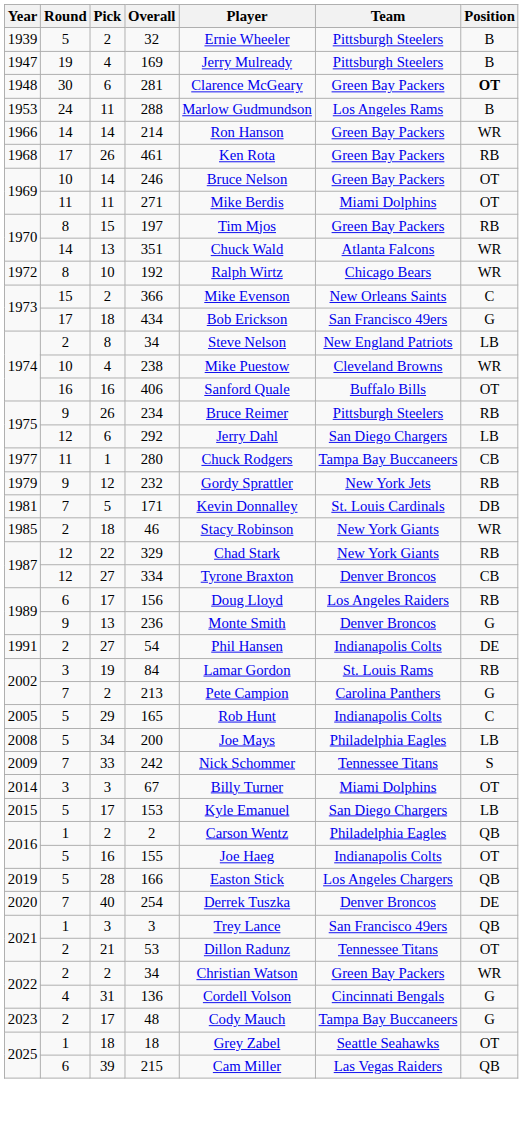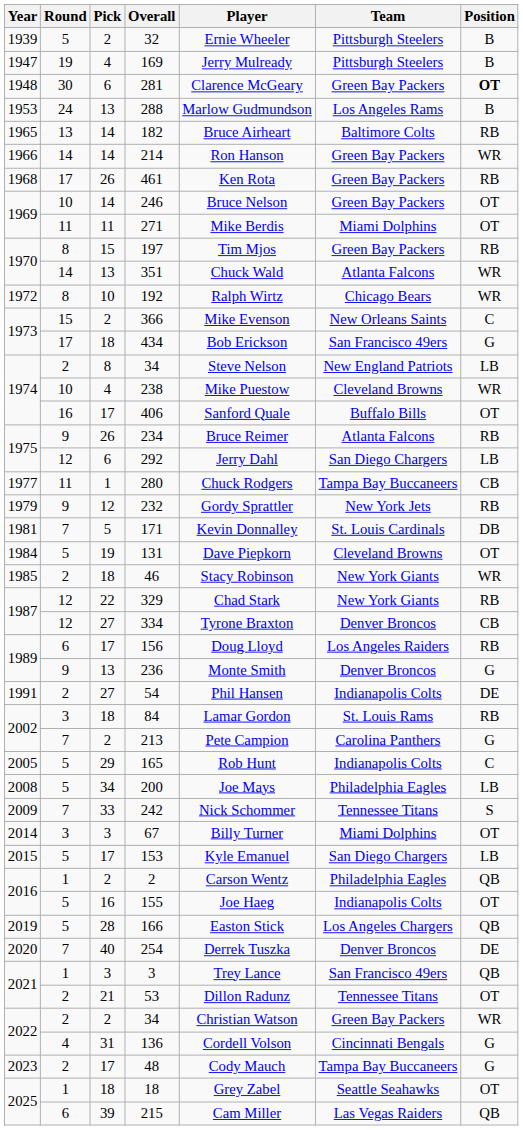(107, 109) 11 -> (107, 109) 13
+ row: (23, 132)
(107, 389) 16 -> (107, 413) 17
(388, 413) Pittsburgh Steelers -> (388, 436) Atlanta Falcons
+ row: (23, 553)
(107, 669) 19 -> (107, 716) 18
